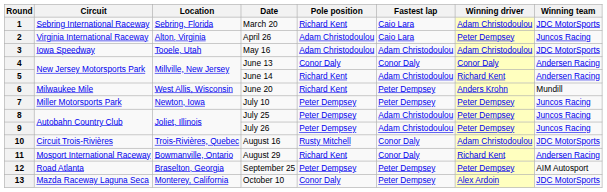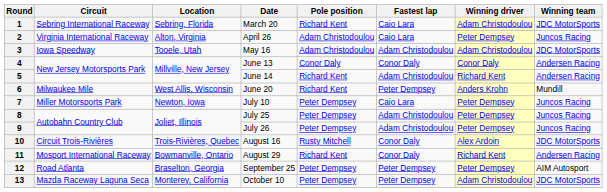(407, 102) Peter Dempsey -> (396, 102) Caio Lara
(495, 141) Adam Christodoulou -> (478, 141) Alex Ardoin
(320, 180) Conor Daly -> (328, 180) Peter Dempsey
(478, 180) Alex Ardoin -> (495, 180) Adam Christodoulou
